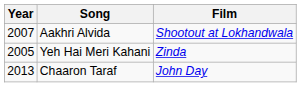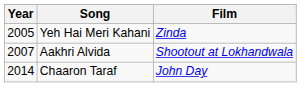rows swapped: (95, 52) <-> (75, 33)
(21, 71) 2013 -> (21, 71) 2014
